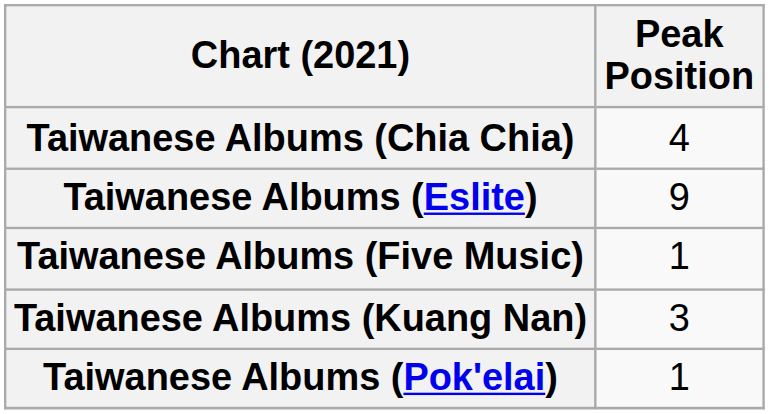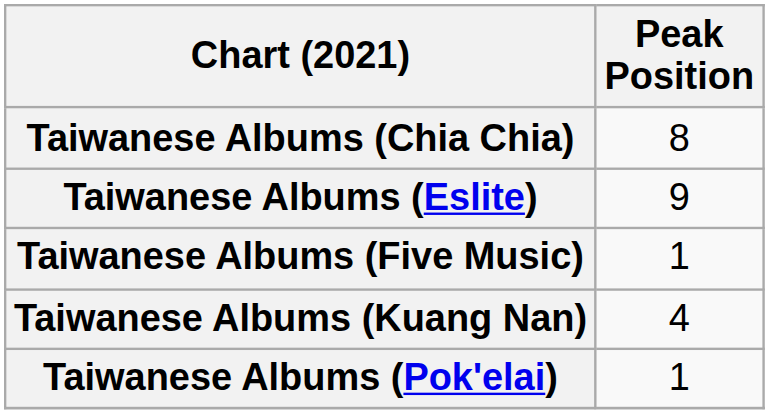(679, 137) 4 -> (679, 137) 8
(679, 317) 3 -> (679, 317) 4
